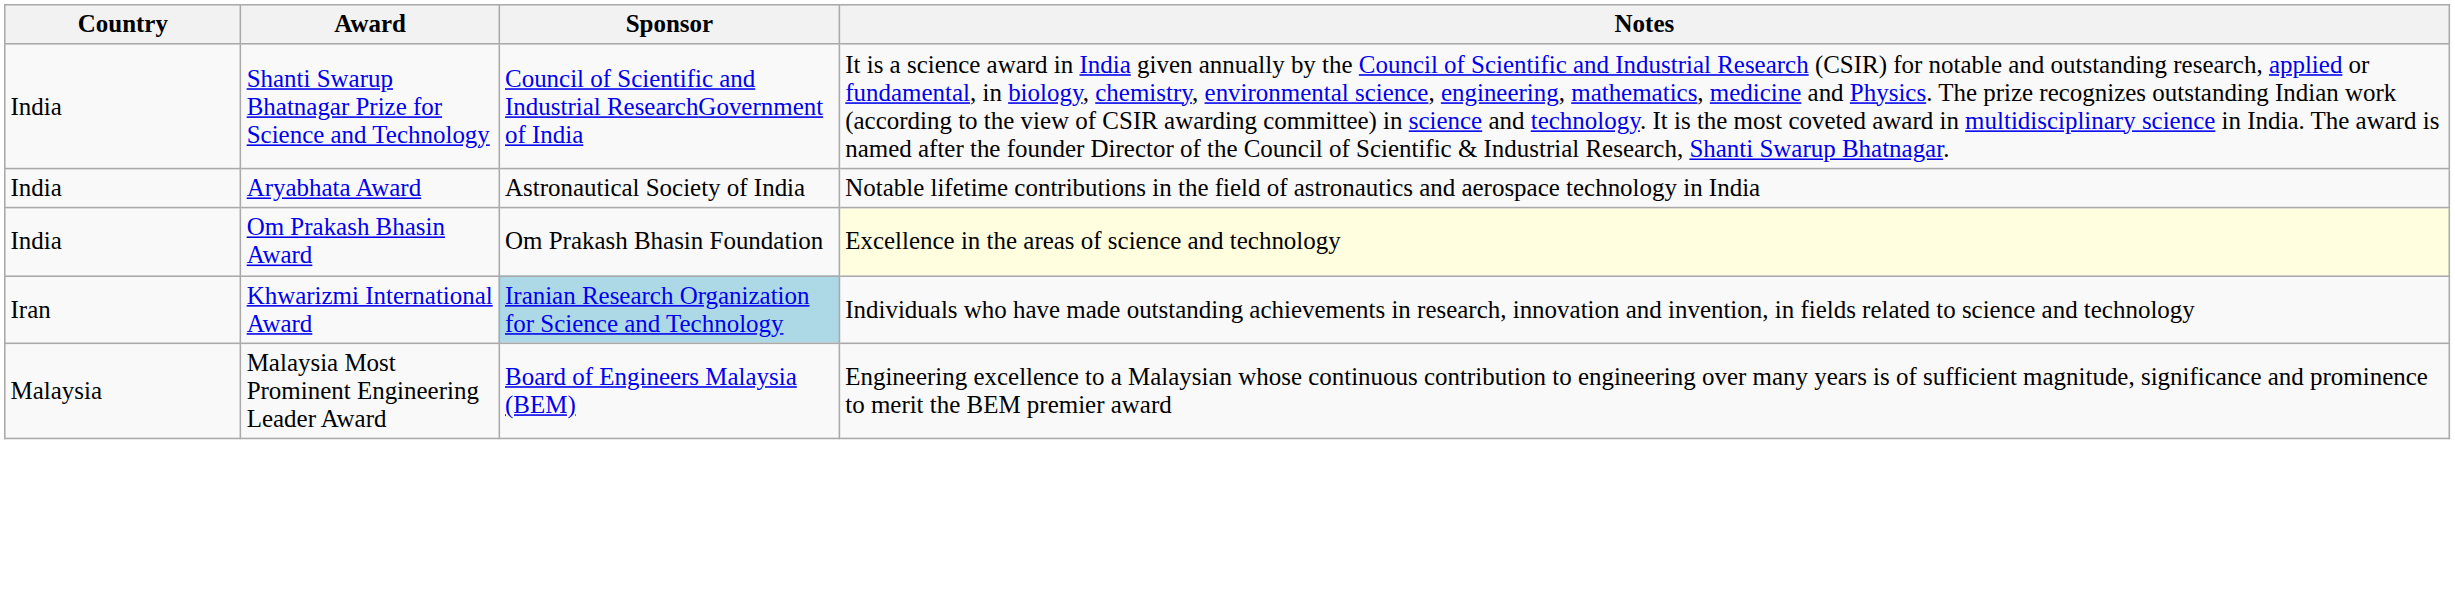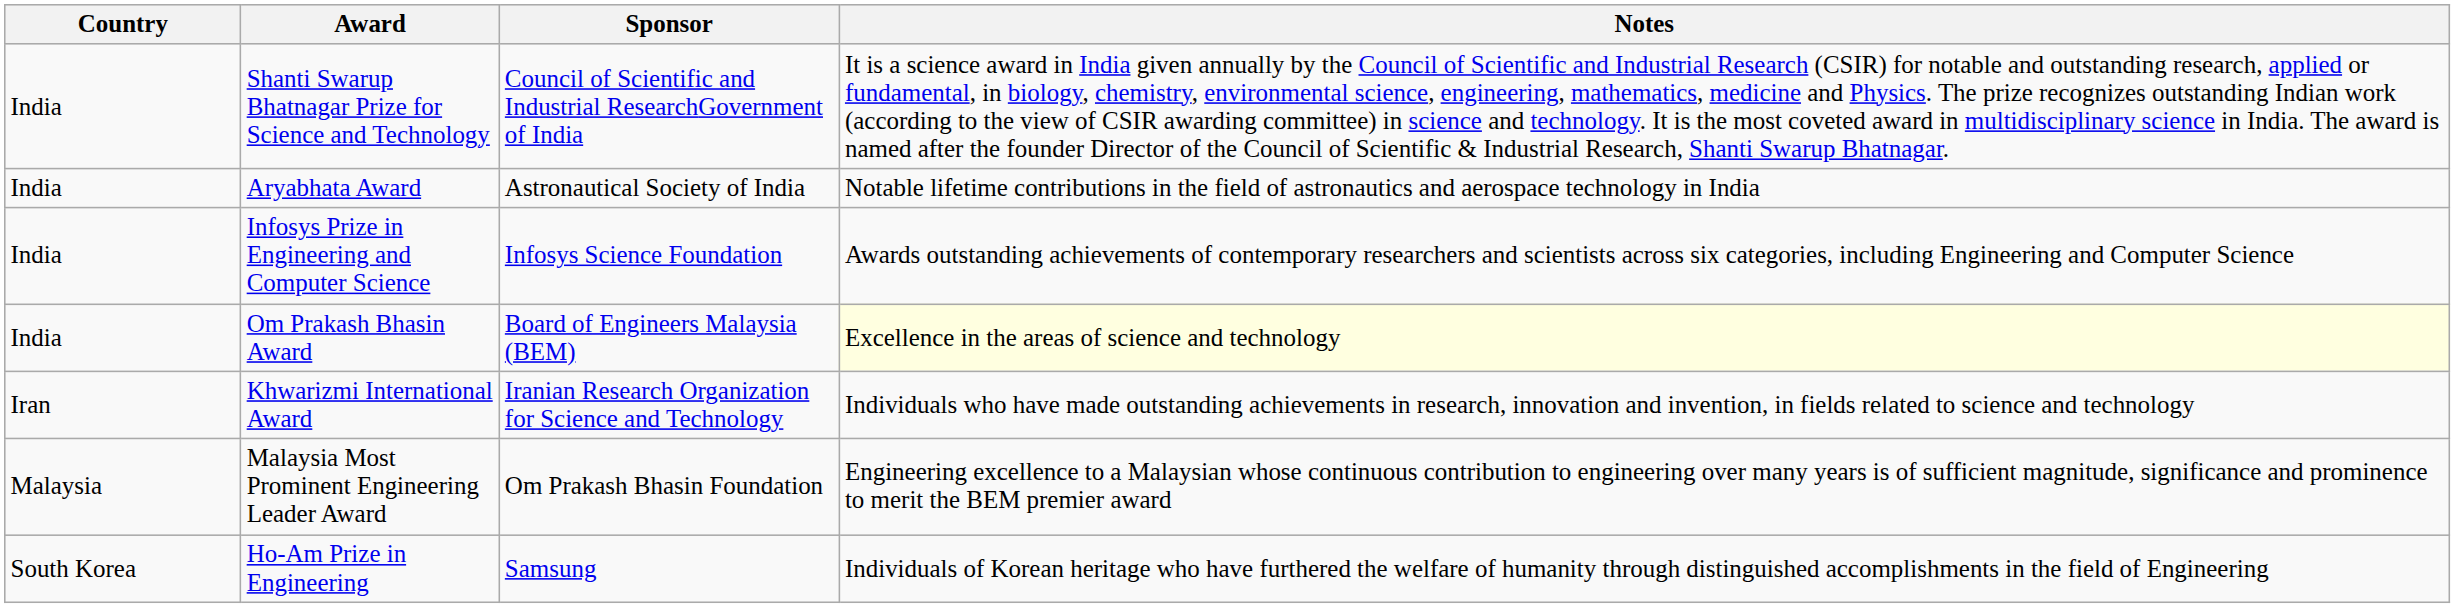+ row: (339, 255)
(664, 241) Om Prakash Bhasin Foundation -> (651, 337) Board of Engineers Malaysia (BEM)
(657, 308) lightblue background -> (657, 404) no background
(651, 390) Board of Engineers Malaysia (BEM) -> (664, 486) Om Prakash Bhasin Foundation
+ row: (326, 568)
